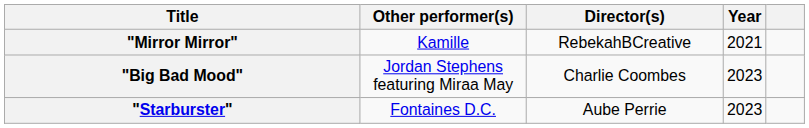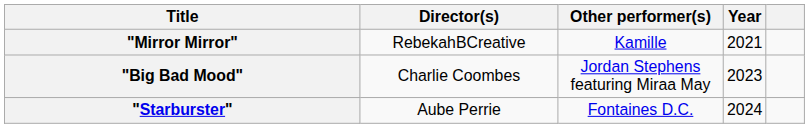columns swapped: (443, 17) <-> (625, 17)
(745, 110) 2023 -> (745, 110) 2024
